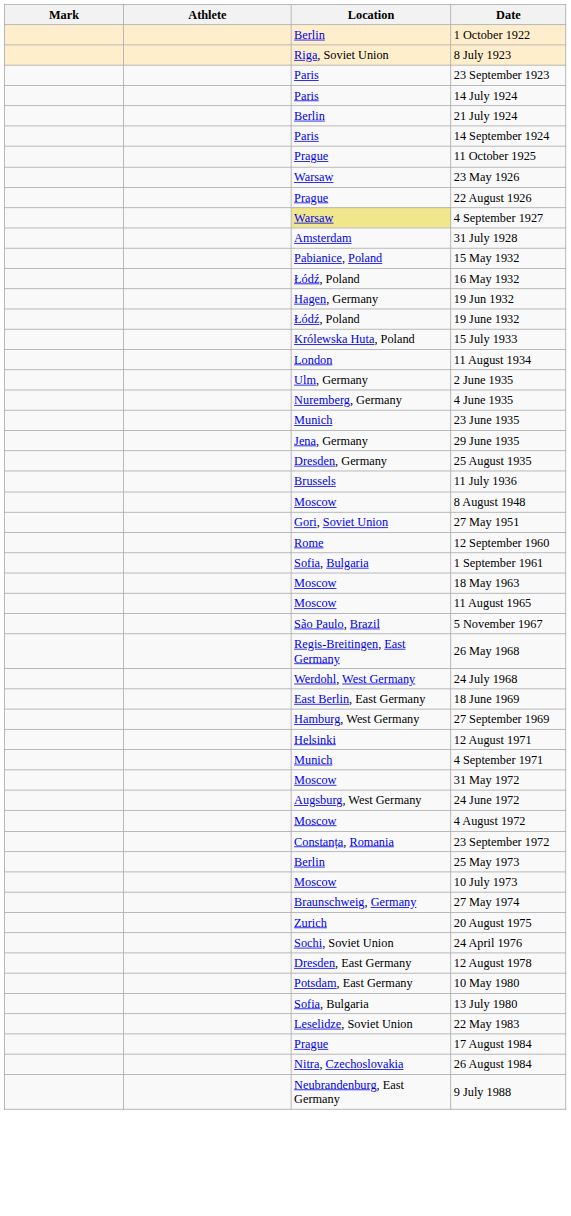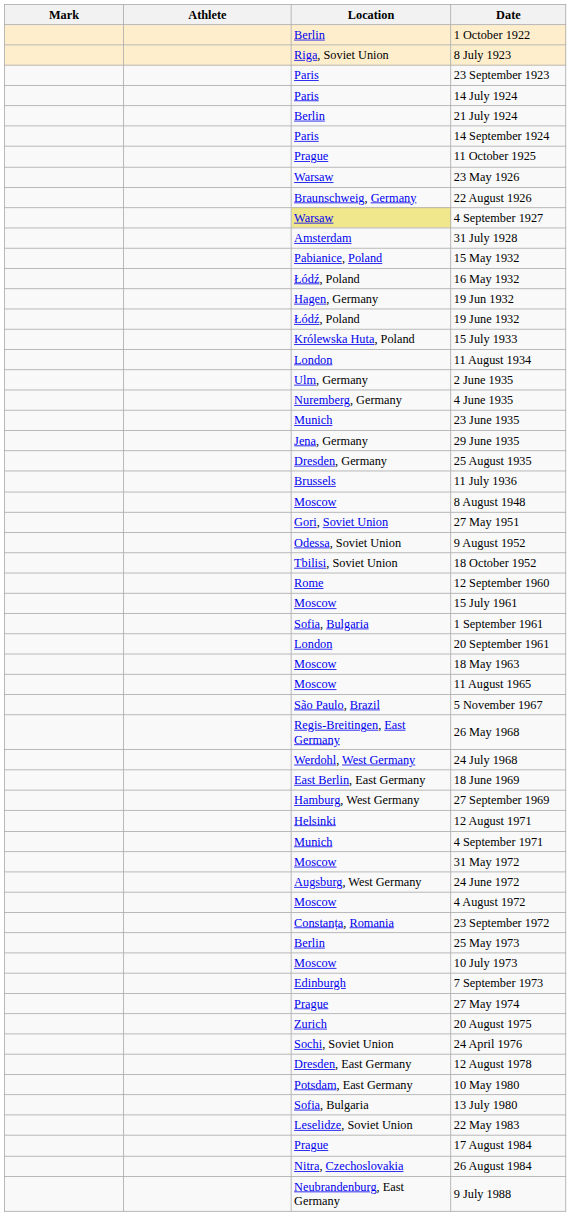(311, 197) Prague -> (355, 197) Braunschweig, Germany
+ row: (490, 542)
+ row: (495, 562)
+ row: (486, 603)
+ row: (502, 644)
+ row: (498, 983)
(355, 902) Braunschweig, Germany -> (311, 1003) Prague
